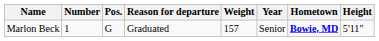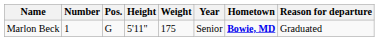columns swapped: (357, 12) <-> (173, 12)
(231, 28) 157 -> (168, 28) 175
